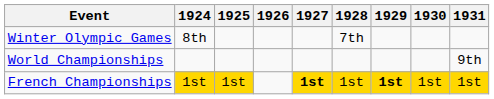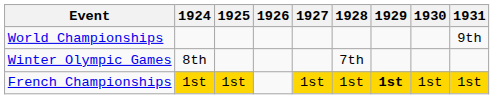rows swapped: (90, 38) <-> (86, 60)
(312, 82) bold -> (312, 82) normal
